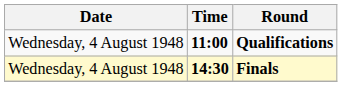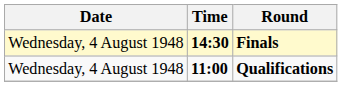rows swapped: (285, 42) <-> (257, 68)
